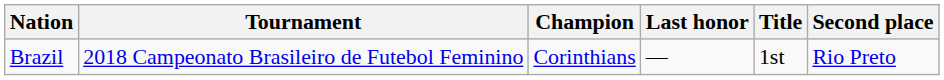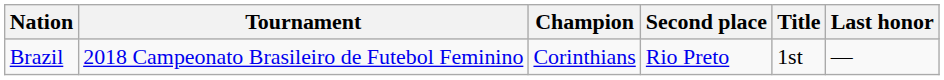columns swapped: (873, 21) <-> (697, 21)
